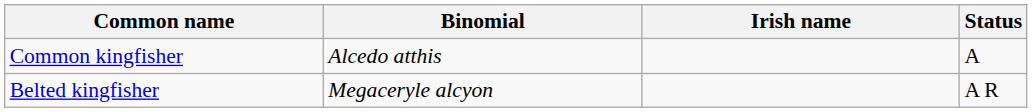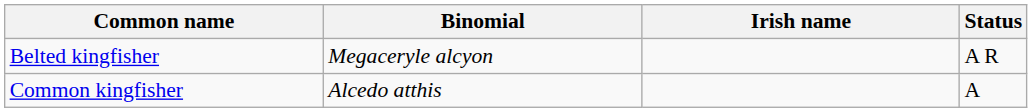rows swapped: (96, 55) <-> (84, 90)
